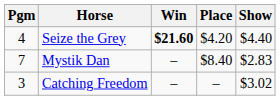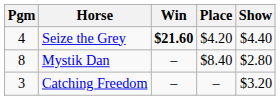(22, 60) 7 -> (22, 60) 8
(256, 60) $2.83 -> (256, 60) $2.80
(256, 83) $3.02 -> (256, 83) $3.20
